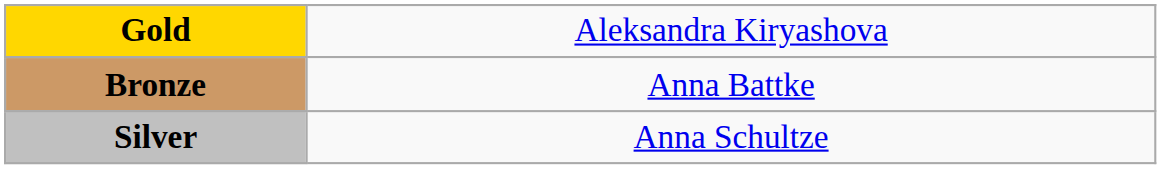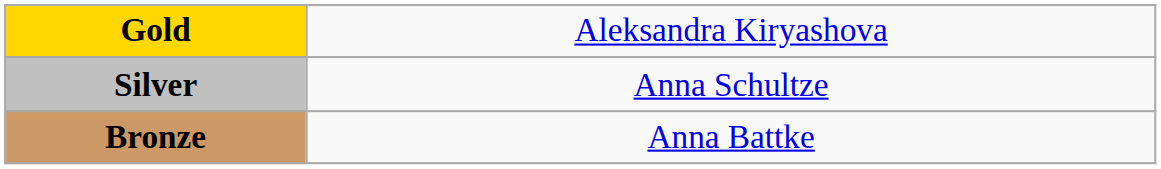rows swapped: (156, 136) <-> (156, 83)
